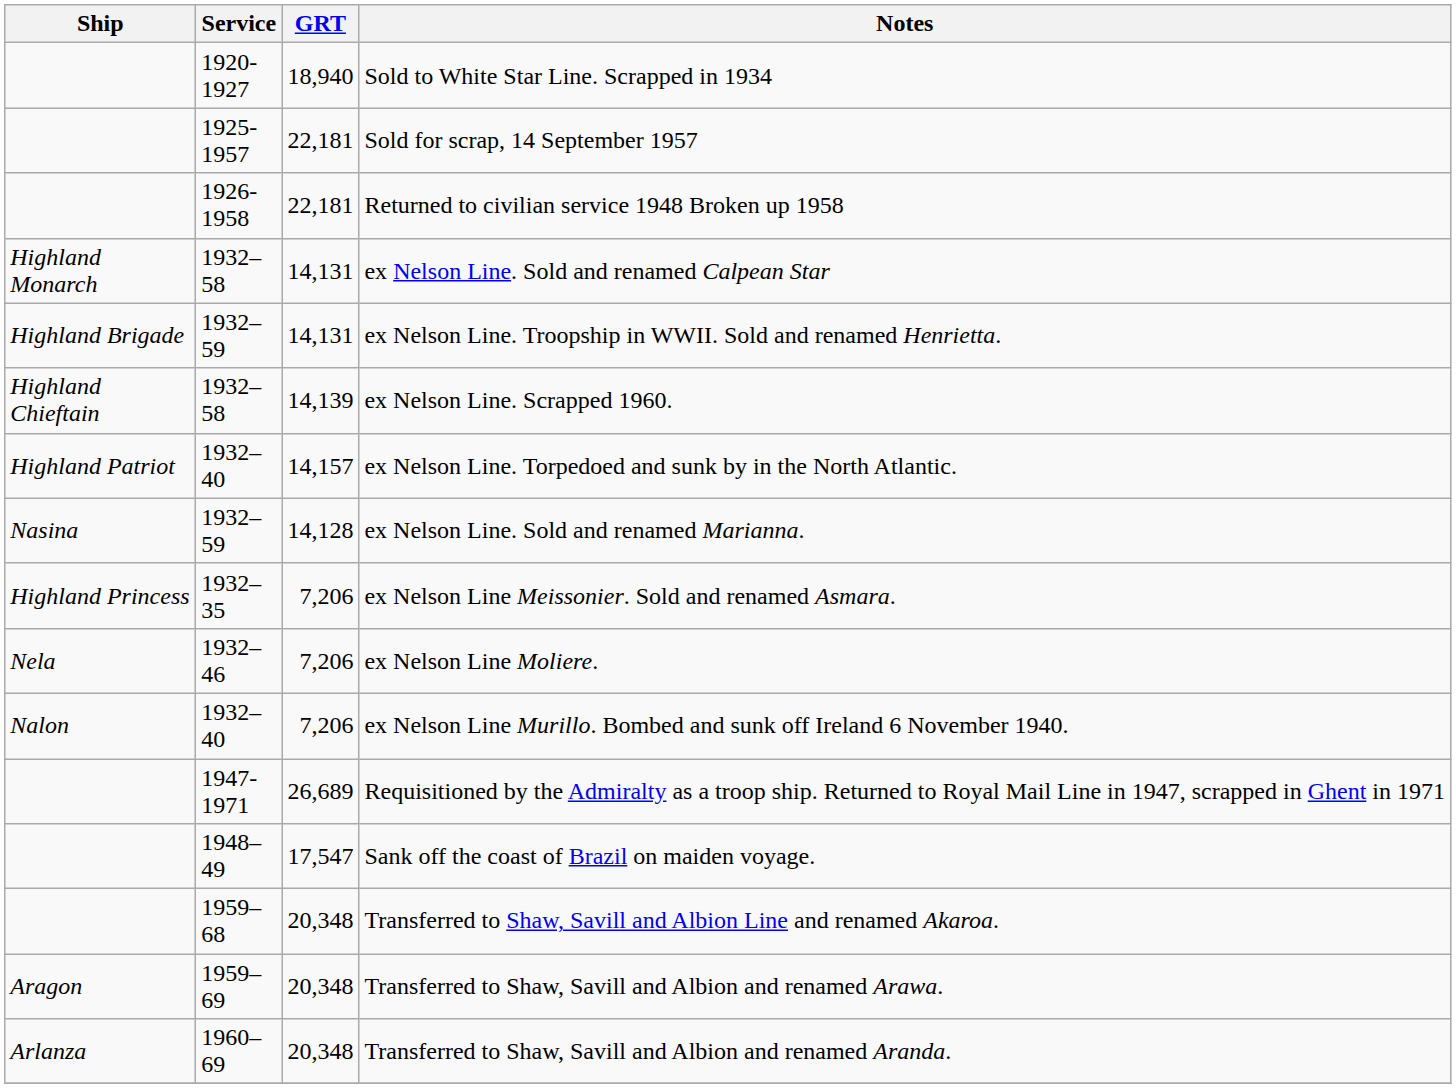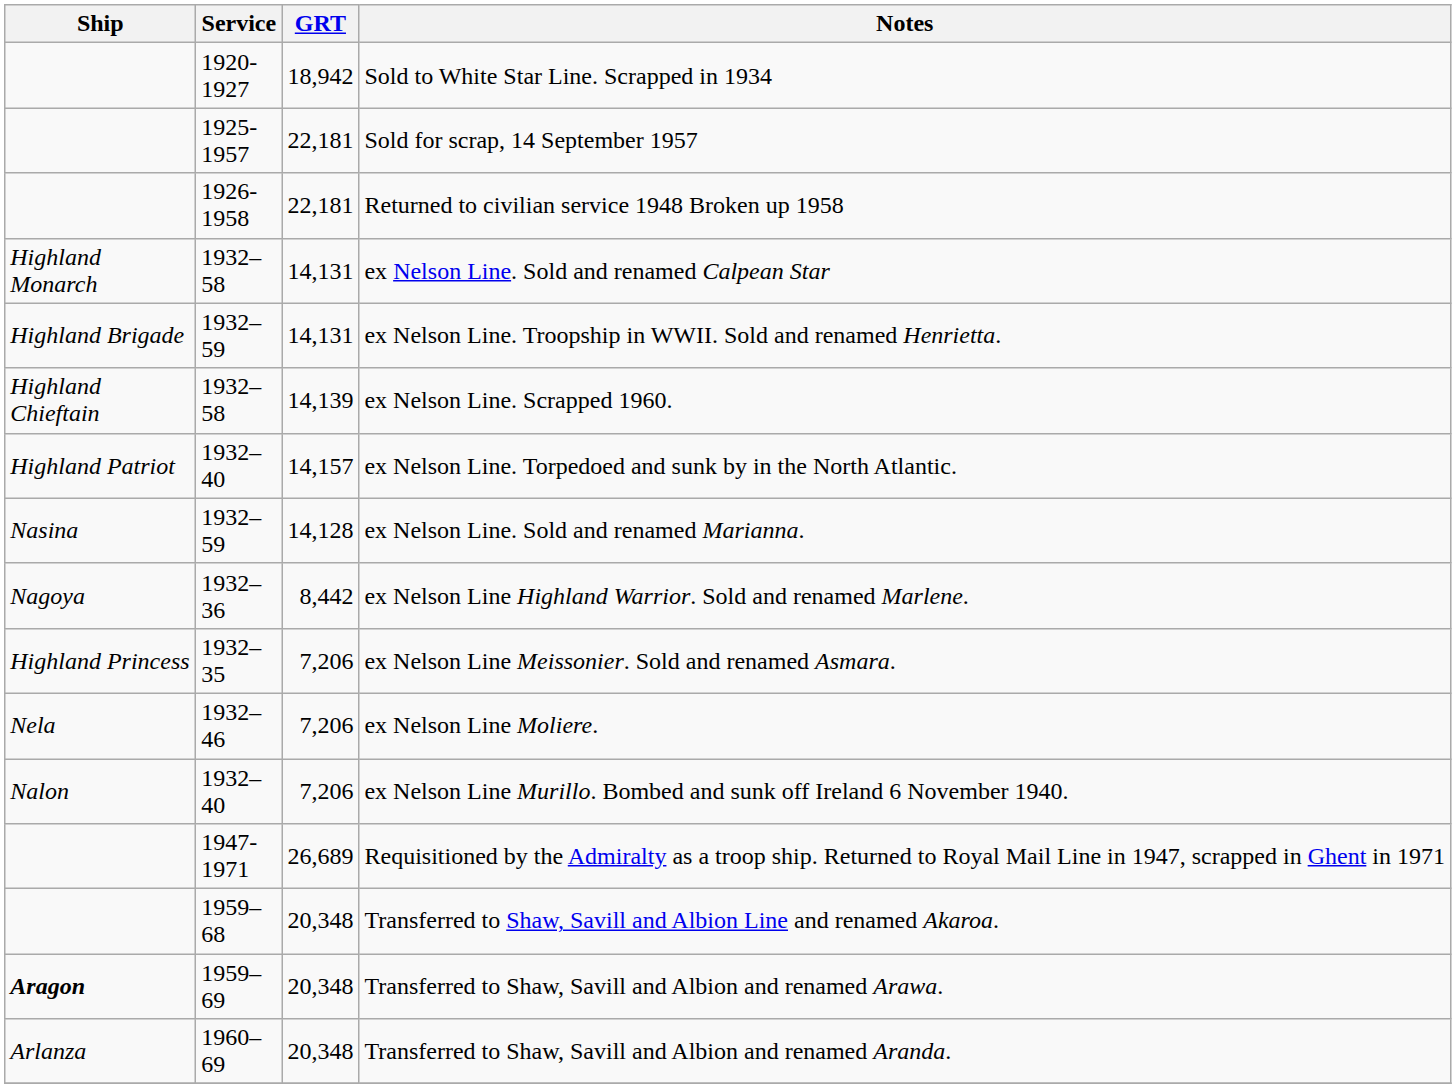(320, 75) 18,940 -> (320, 75) 18,942
+ row: (667, 595)
- row: (590, 855)
(46, 985) normal -> (48, 985) bold
